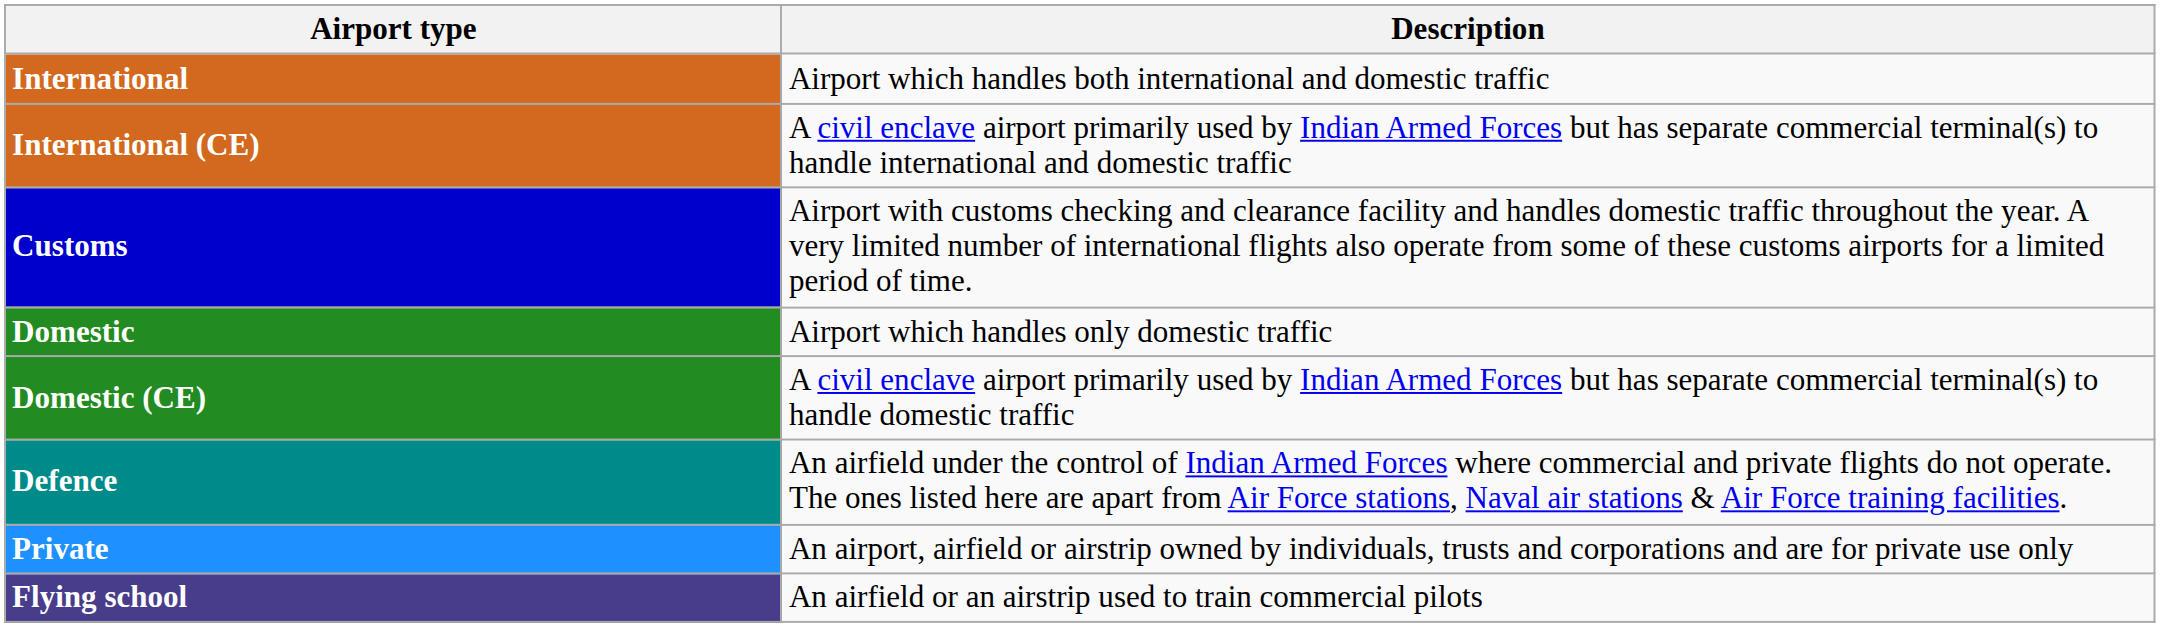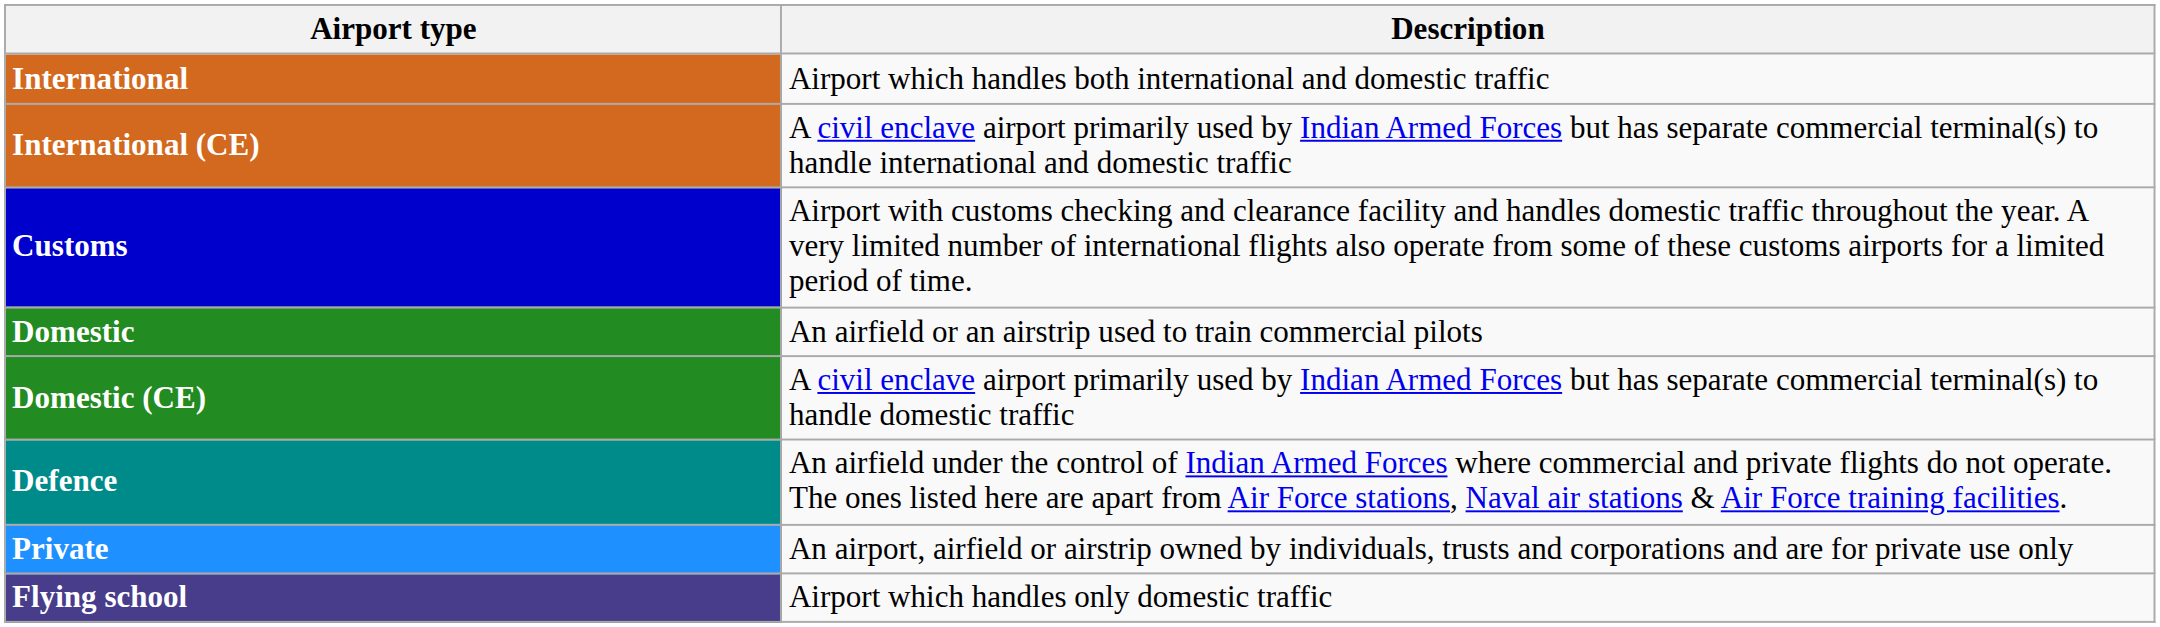(1061, 330) Airport which handles only domestic traffic -> (1136, 330) An airfield or an airstrip used to train commercial pilots
(1136, 597) An airfield or an airstrip used to train commercial pilots -> (1061, 597) Airport which handles only domestic traffic
